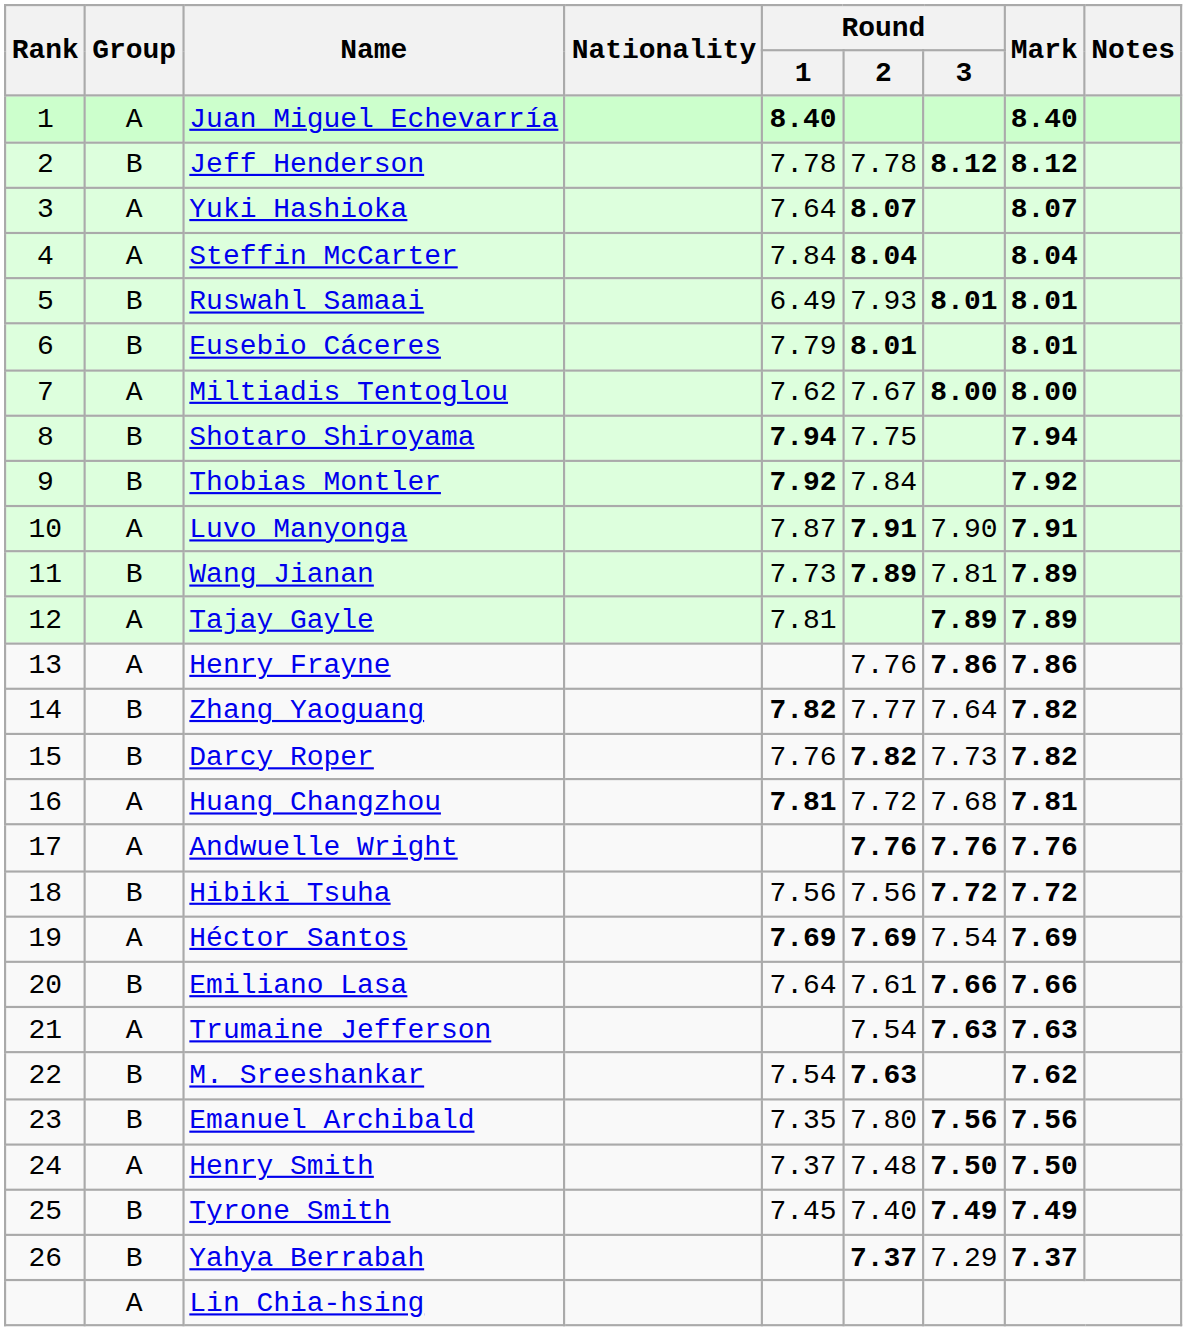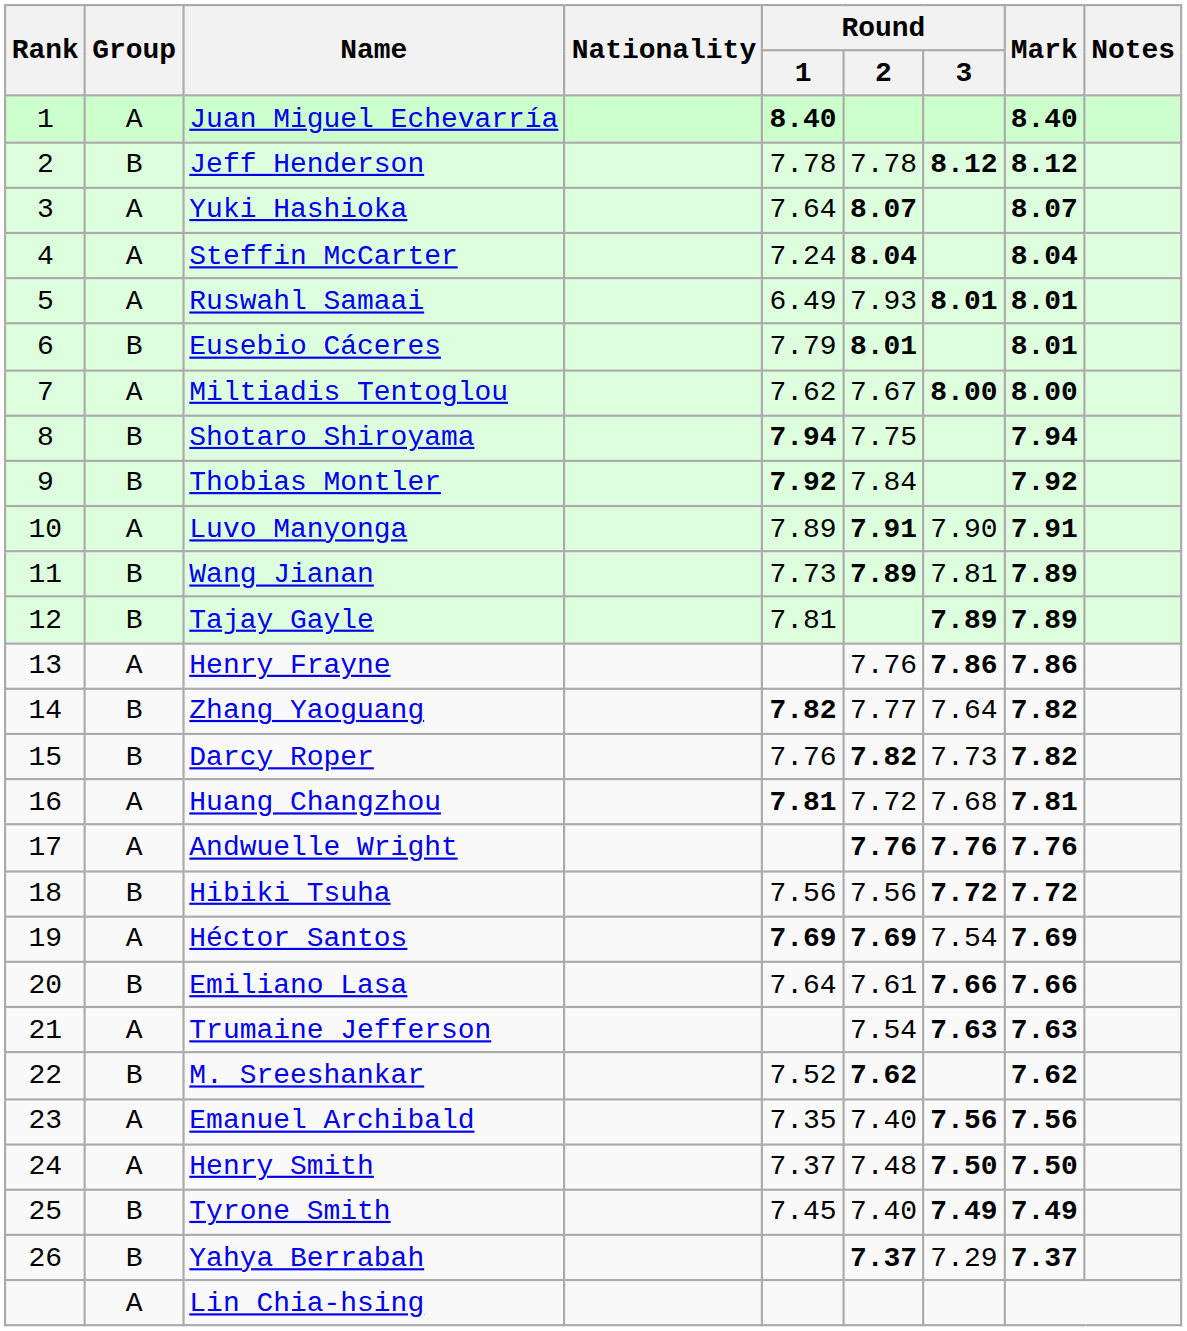(803, 256) 7.84 -> (803, 256) 7.24
(134, 301) B -> (134, 301) A
(803, 529) 7.87 -> (803, 529) 7.89
(134, 620) A -> (134, 620) B
(803, 1076) 7.54 -> (803, 1076) 7.52
(883, 1076) 7.63 -> (883, 1076) 7.62
(134, 1121) B -> (134, 1121) A
(883, 1121) 7.80 -> (883, 1121) 7.40
